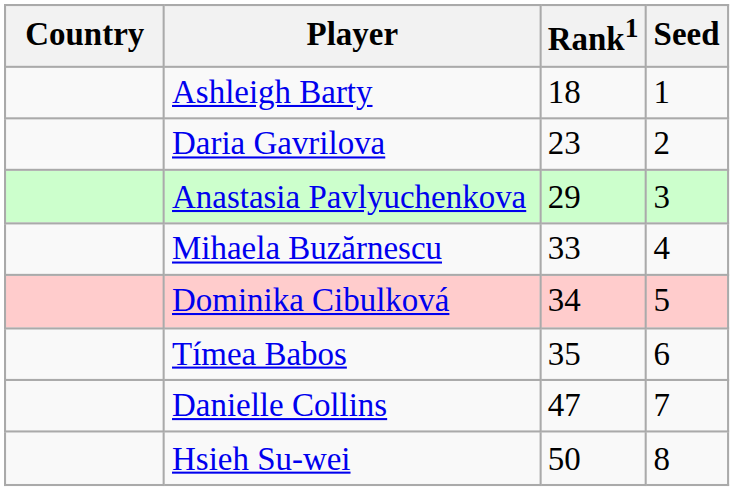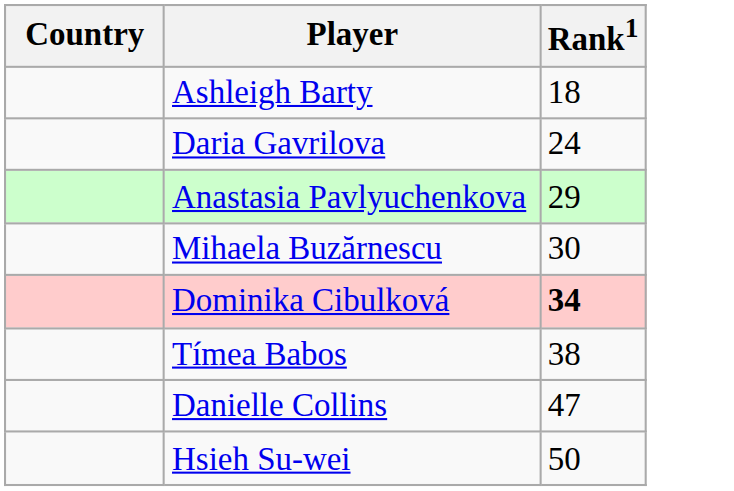- column: (687, 35)
(564, 144) 23 -> (564, 144) 24
(564, 248) 33 -> (564, 248) 30
(564, 300) normal -> (564, 300) bold
(564, 353) 35 -> (564, 353) 38
